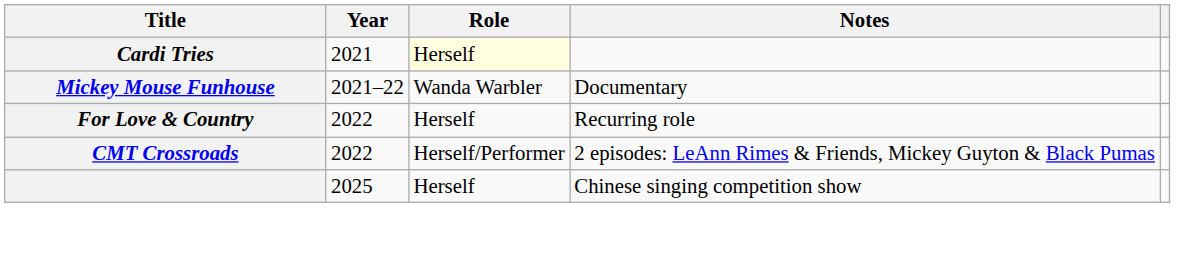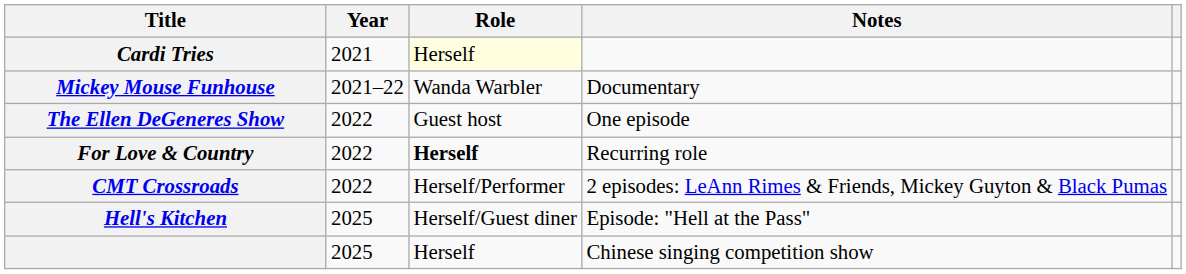+ row: (165, 119)
(444, 119) normal -> (446, 152) bold
+ row: (165, 218)
